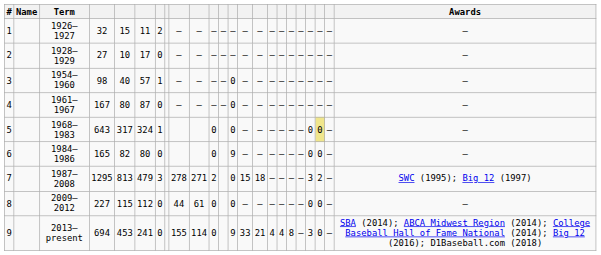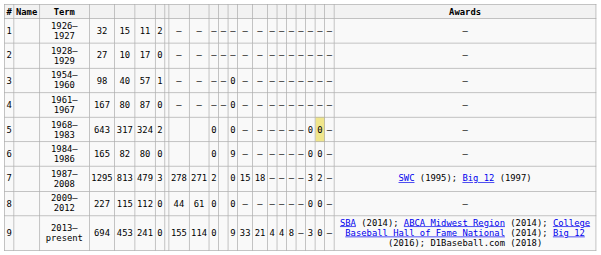(160, 129) 1 -> (160, 129) 2
